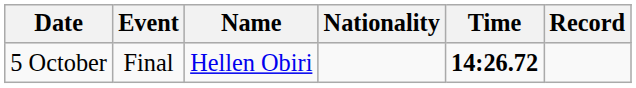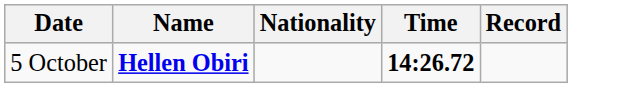- column: (149, 23)
(251, 62) normal -> (183, 62) bold
